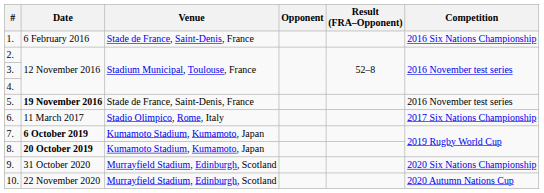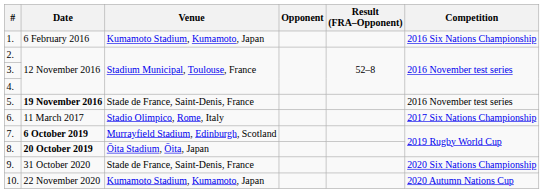(180, 39) Stade de France, Saint-Denis, France -> (185, 39) Kumamoto Stadium, Kumamoto, Japan
(185, 133) Kumamoto Stadium, Kumamoto, Japan -> (192, 133) Murrayfield Stadium, Edinburgh, Scotland
(185, 149) Kumamoto Stadium, Kumamoto, Japan -> (158, 149) Ōita Stadium, Ōita, Japan
(192, 165) Murrayfield Stadium, Edinburgh, Scotland -> (180, 165) Stade de France, Saint-Denis, France
(192, 180) Murrayfield Stadium, Edinburgh, Scotland -> (185, 180) Kumamoto Stadium, Kumamoto, Japan
